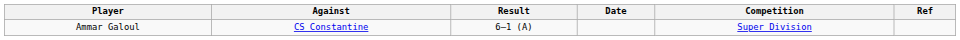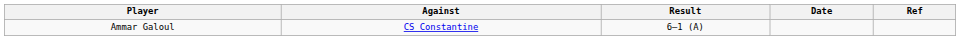- column: (775, 12)
